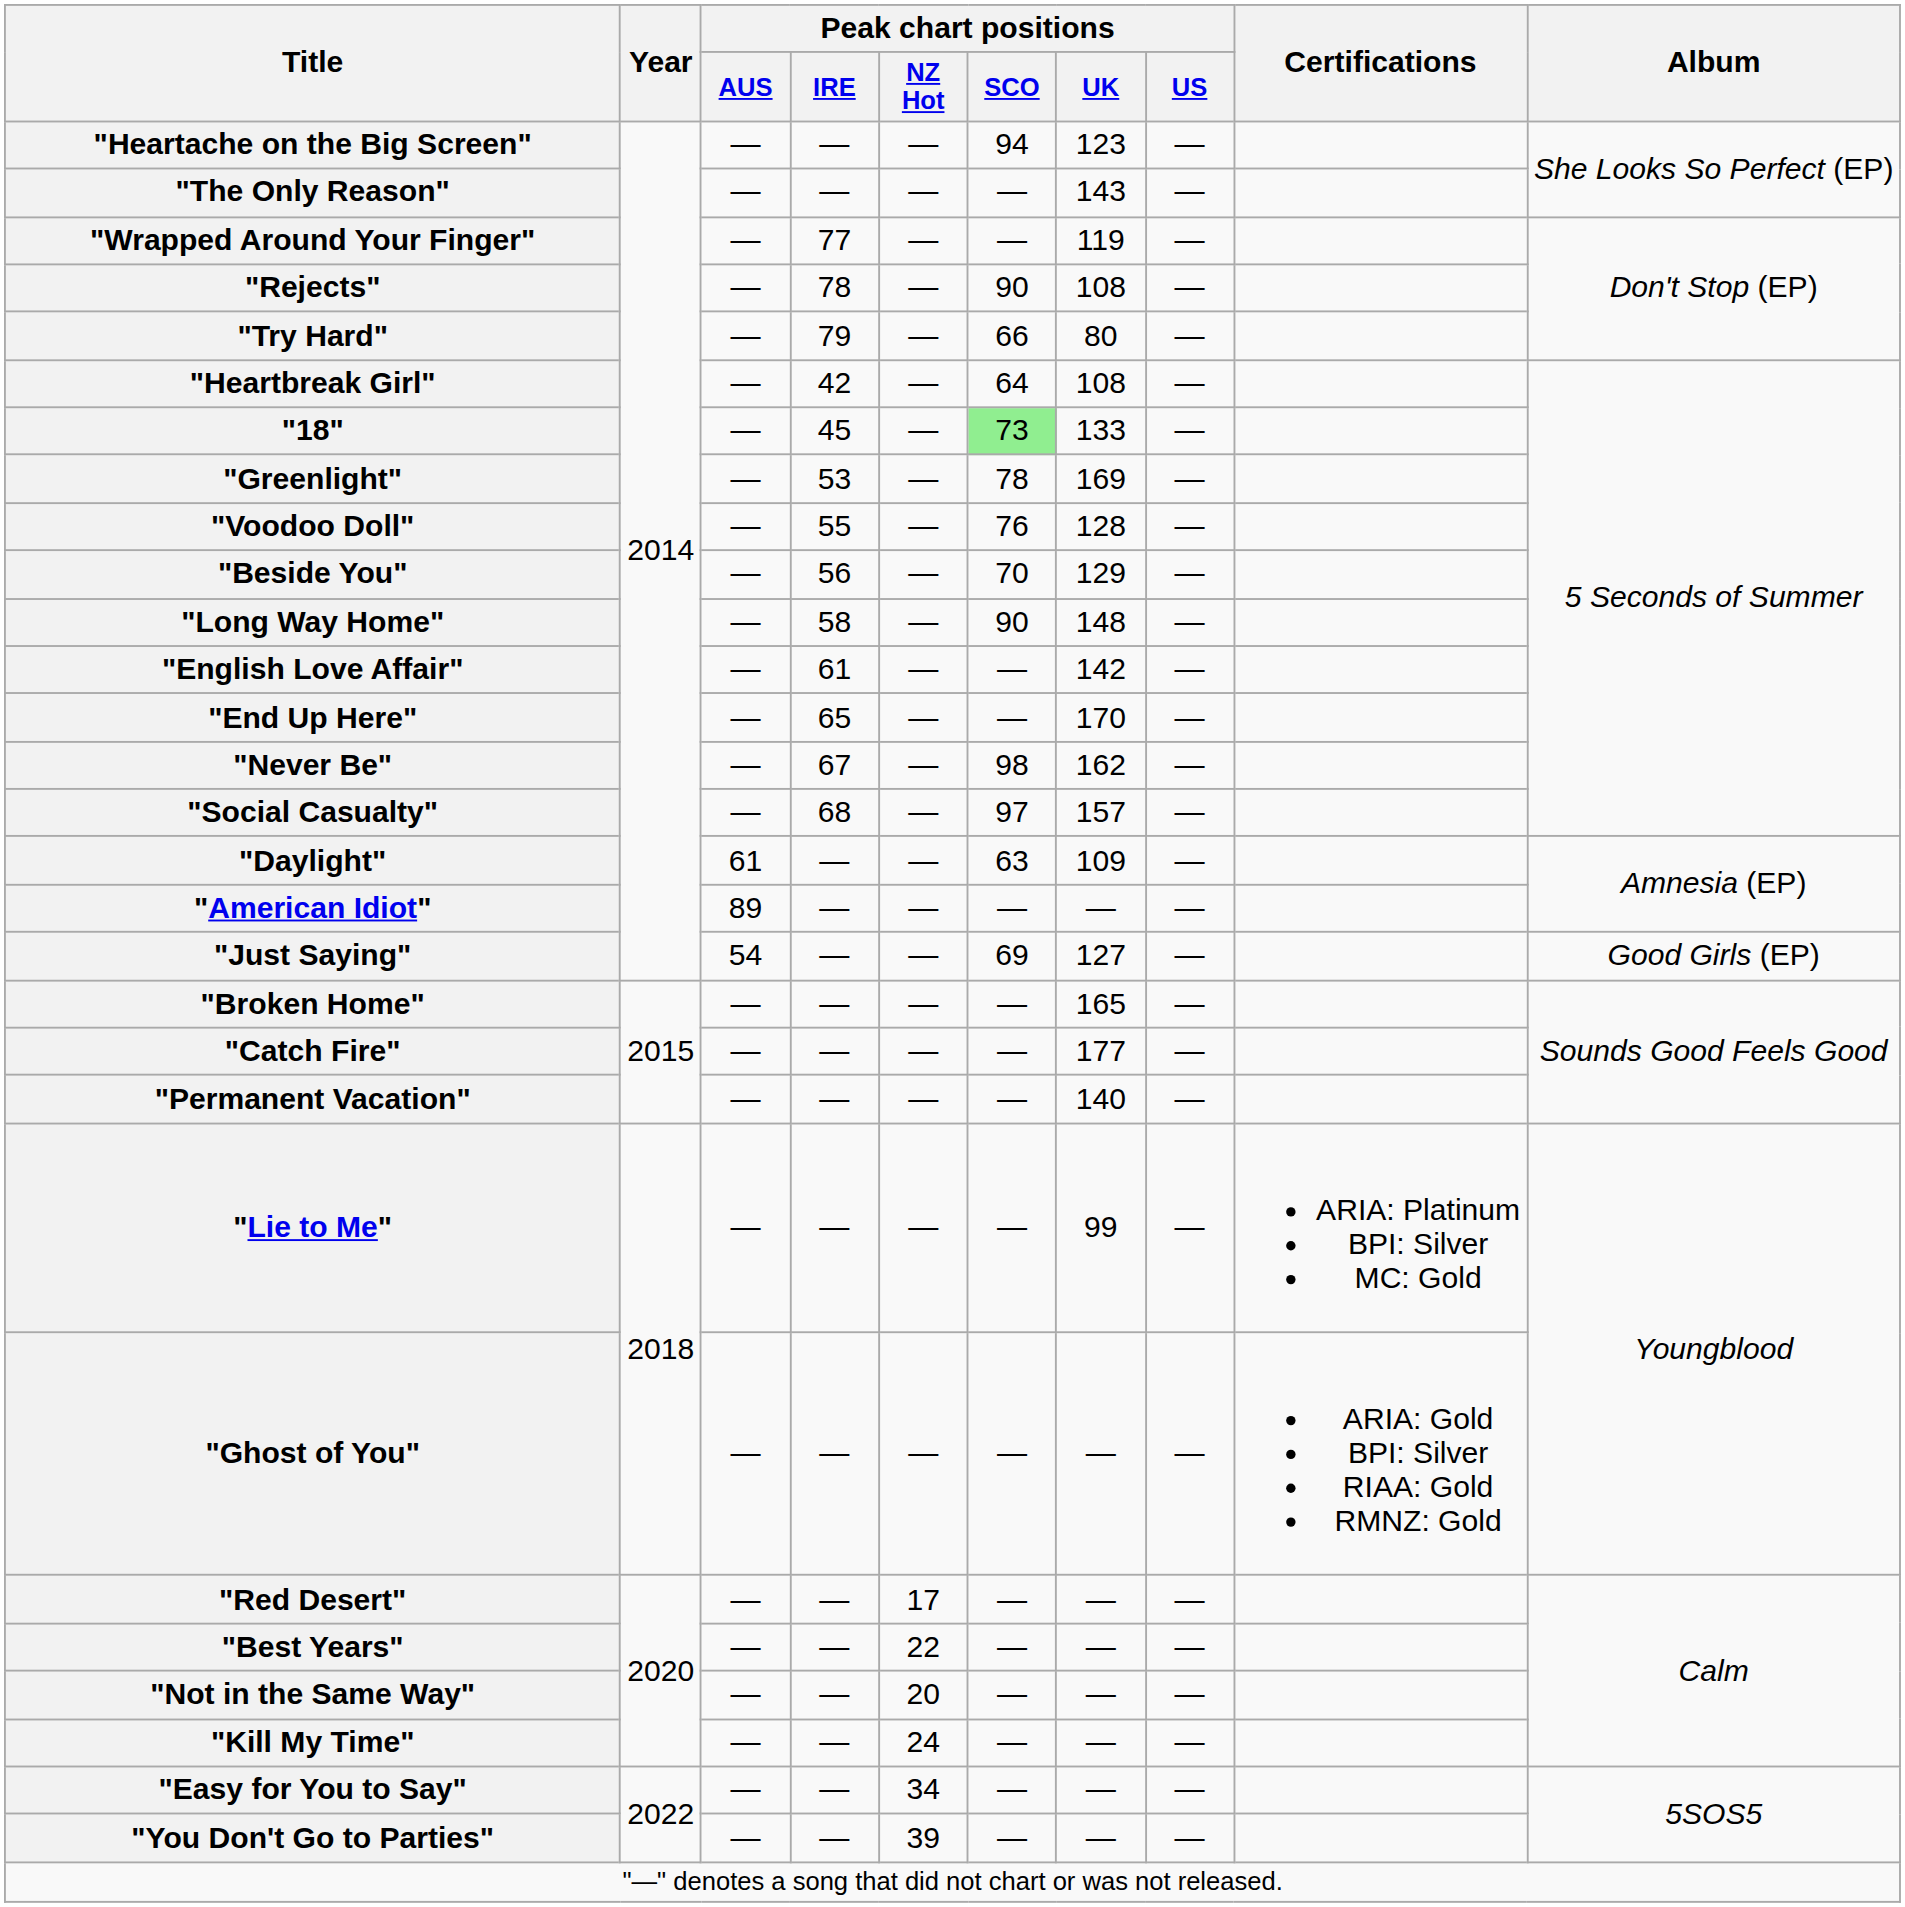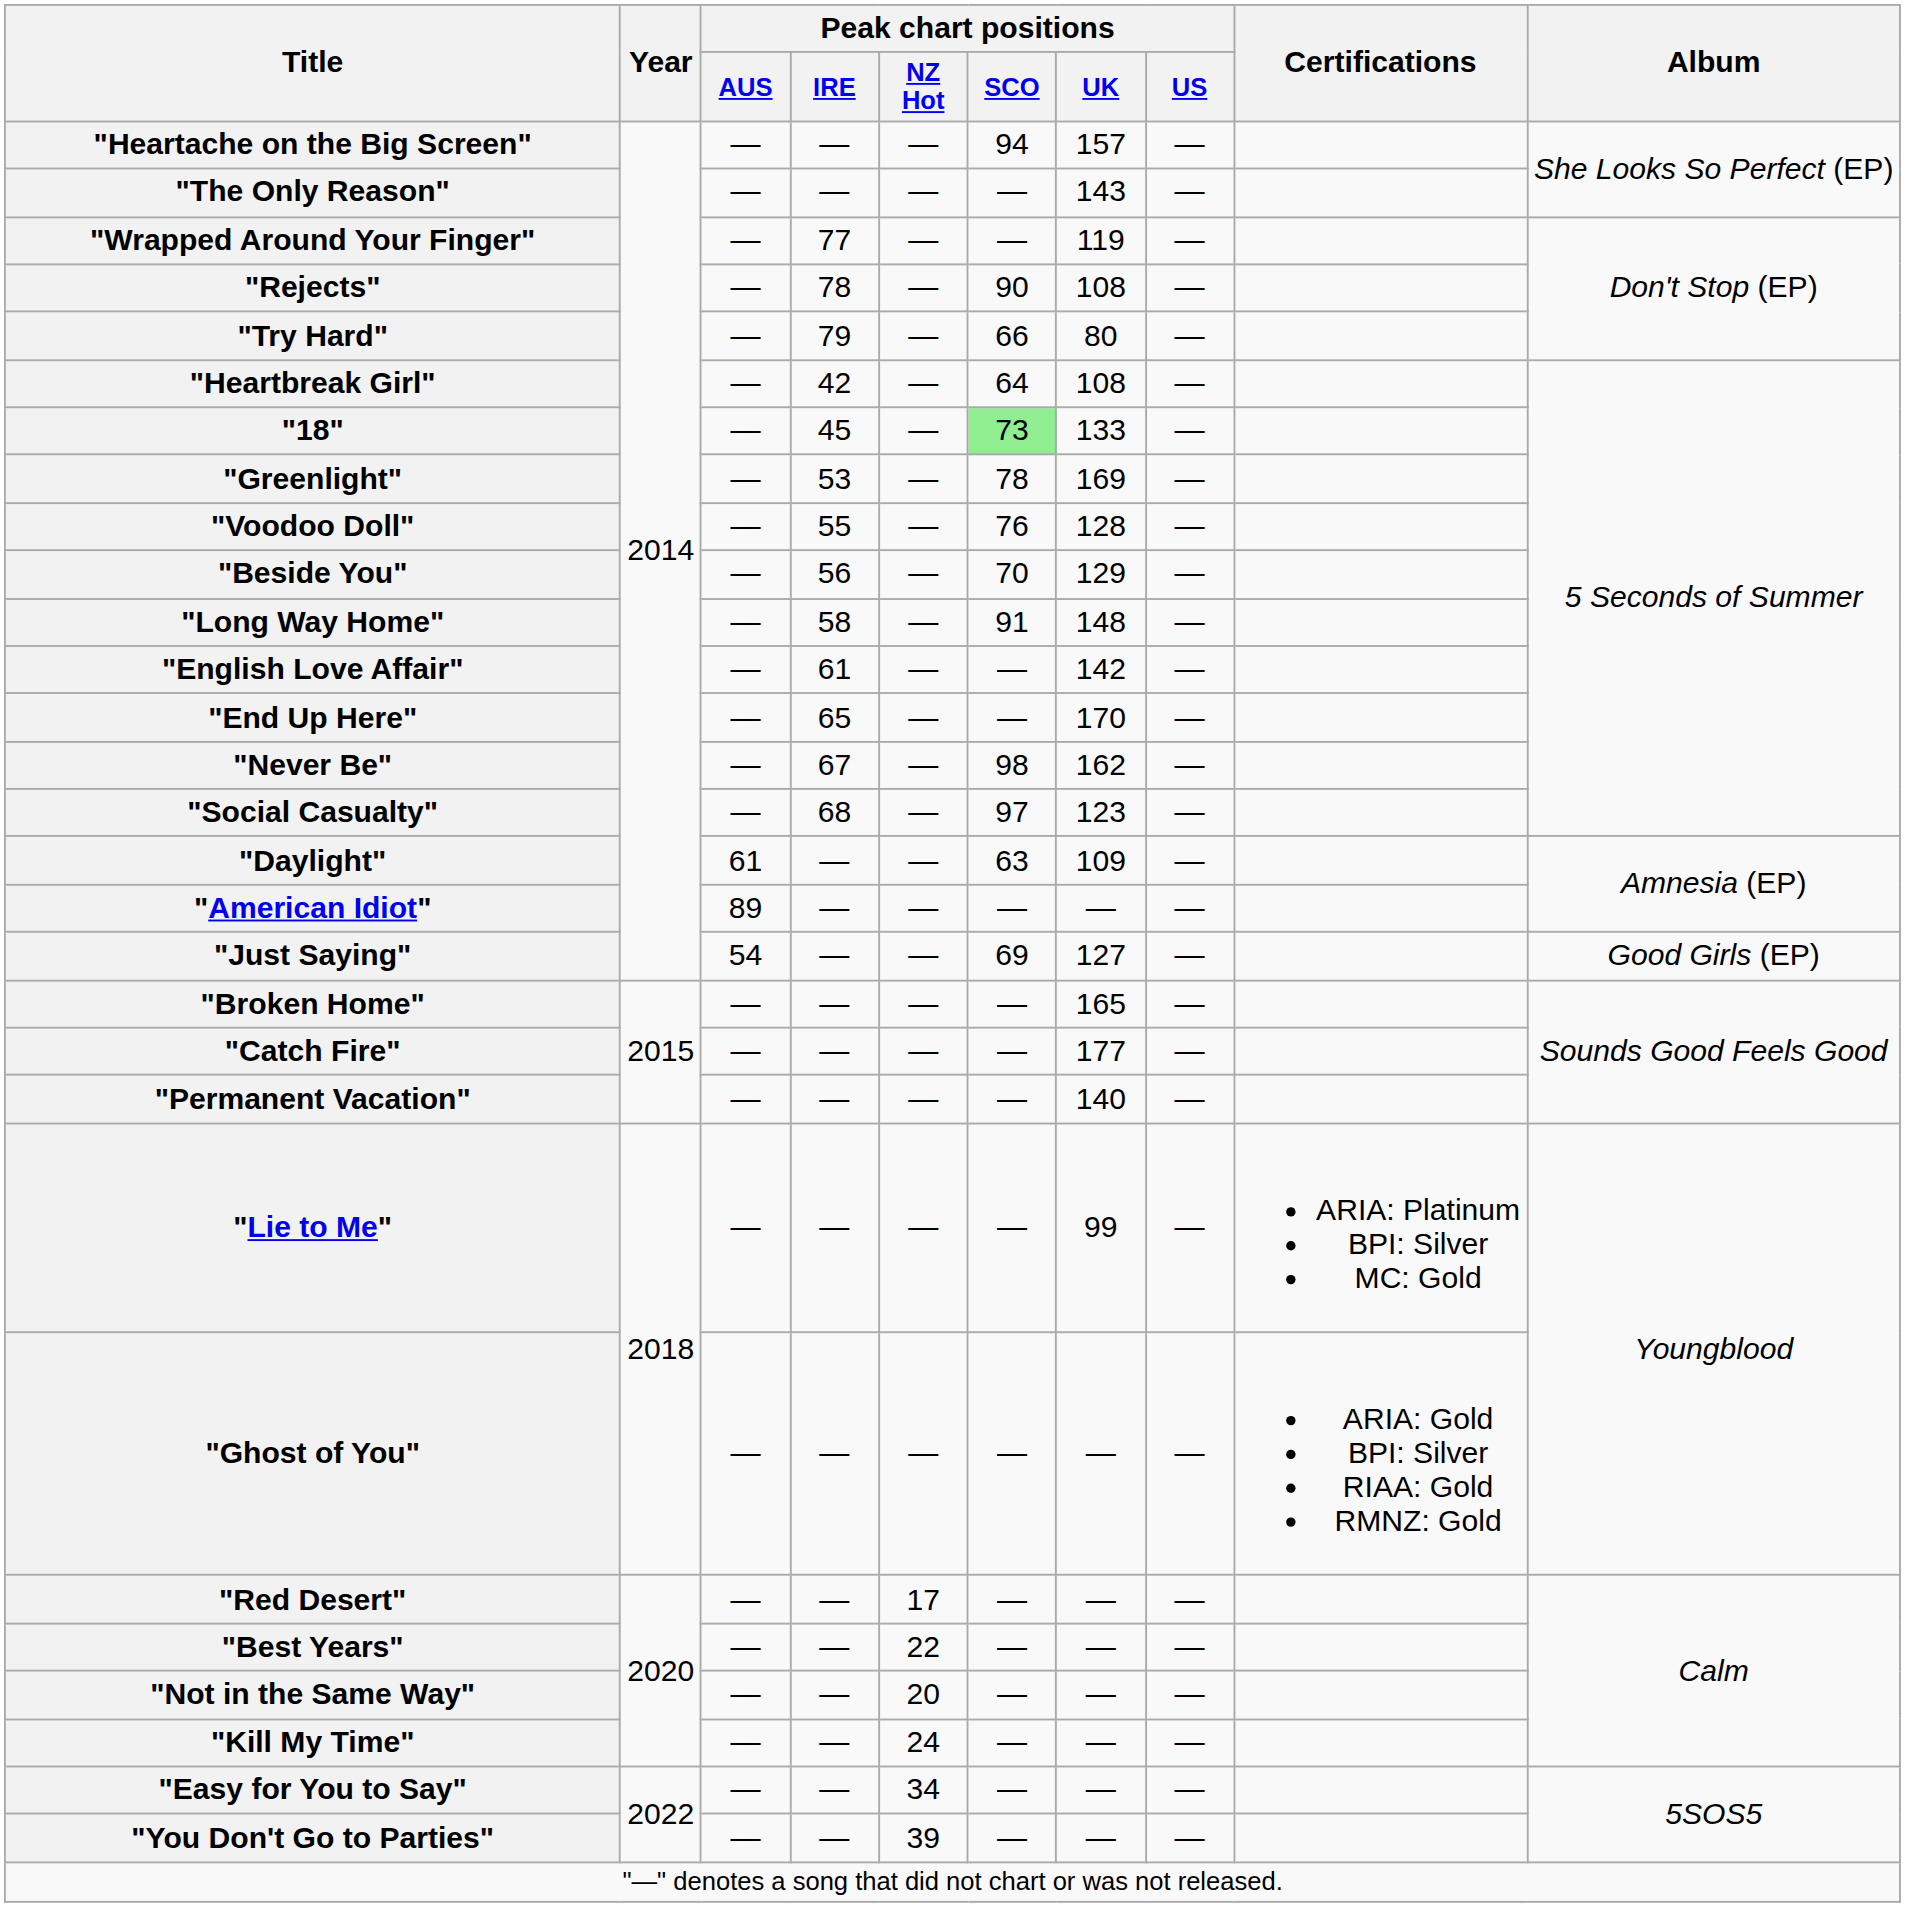(1101, 144) 123 -> (1101, 144) 157
(1012, 621) 90 -> (1012, 621) 91
(1101, 812) 157 -> (1101, 812) 123
